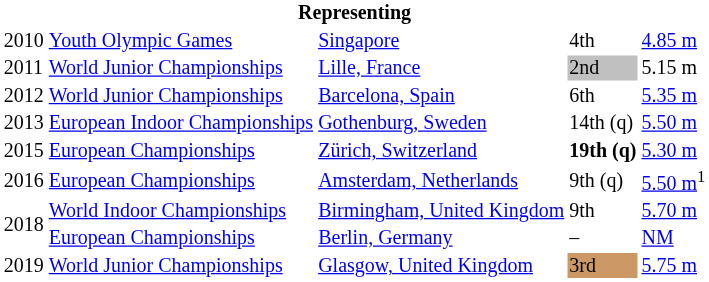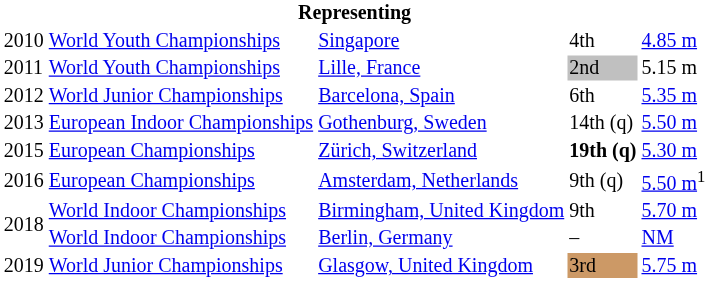(141, 40) Youth Olympic Games -> (164, 40) World Youth Championships
(166, 67) World Junior Championships -> (164, 67) World Youth Championships
(152, 238) European Championships -> (167, 238) World Indoor Championships
